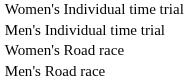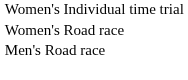- row: (85, 29)
